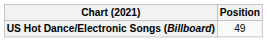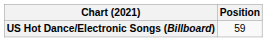(240, 28) 49 -> (240, 28) 59
